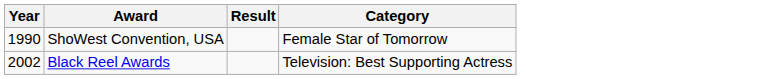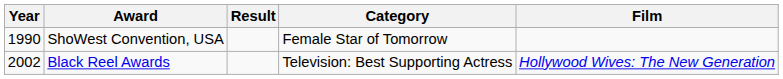+ column: (647, 16)
